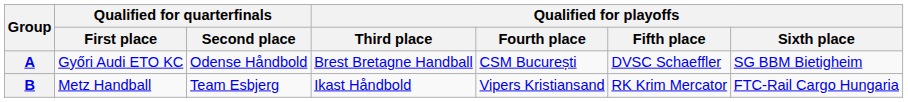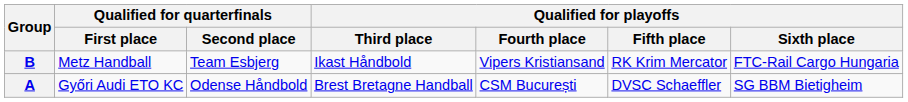rows swapped: (30, 62) <-> (30, 85)
